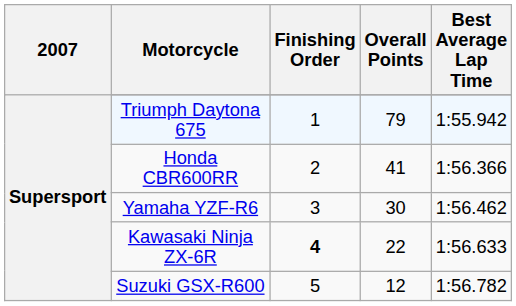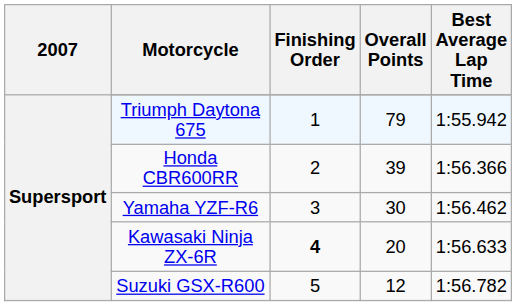(396, 169) 41 -> (396, 169) 39
(396, 247) 22 -> (396, 247) 20
